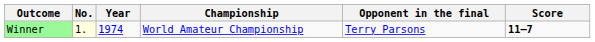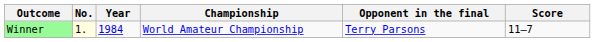(111, 30) 1974 -> (111, 30) 1984
(520, 30) bold -> (520, 30) normal
